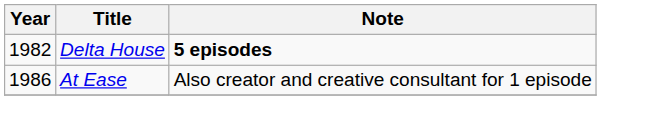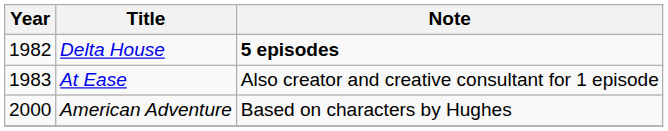(30, 79) 1986 -> (30, 79) 1983
+ row: (146, 110)
